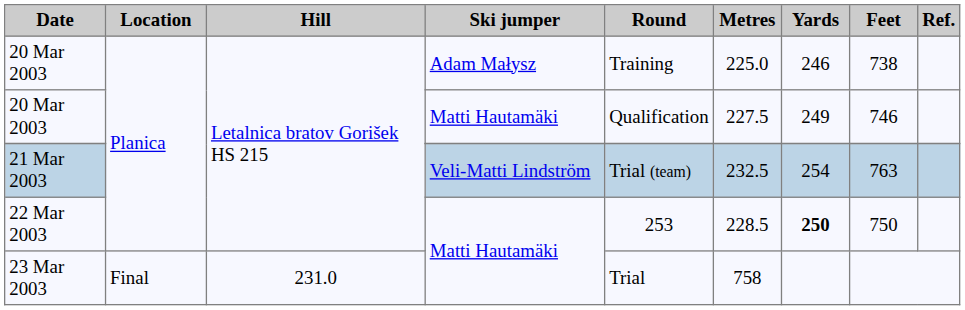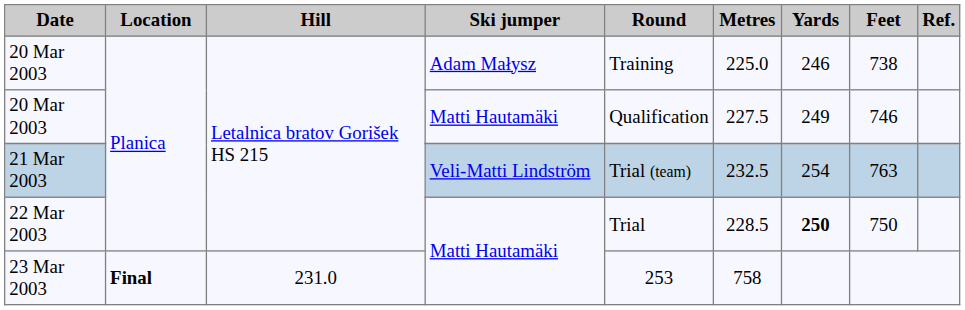(659, 223) 253 -> (627, 223) Trial
(129, 277) normal -> (131, 277) bold
(627, 277) Trial -> (659, 277) 253
